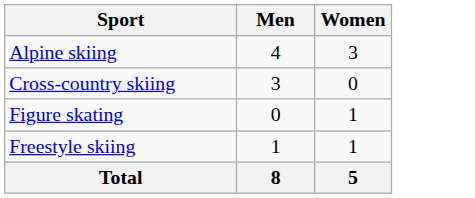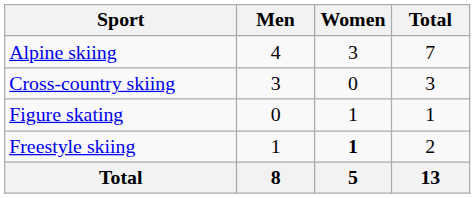+ column: (430, 20)
(353, 146) normal -> (353, 146) bold
